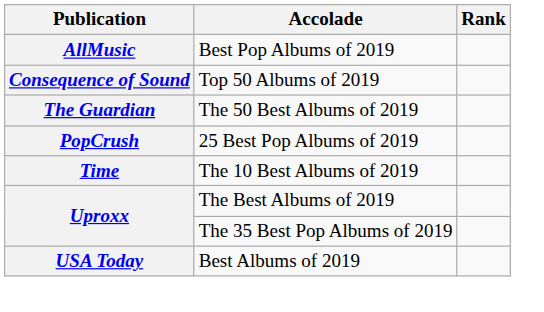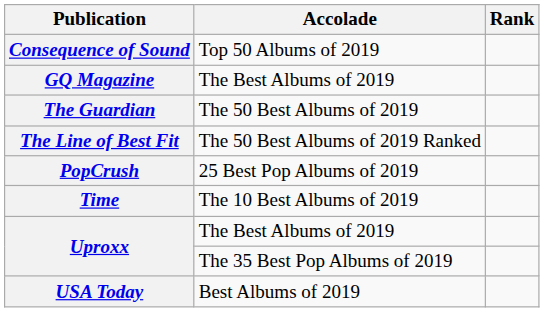- row: (99, 49)
+ row: (99, 79)
+ row: (99, 140)
